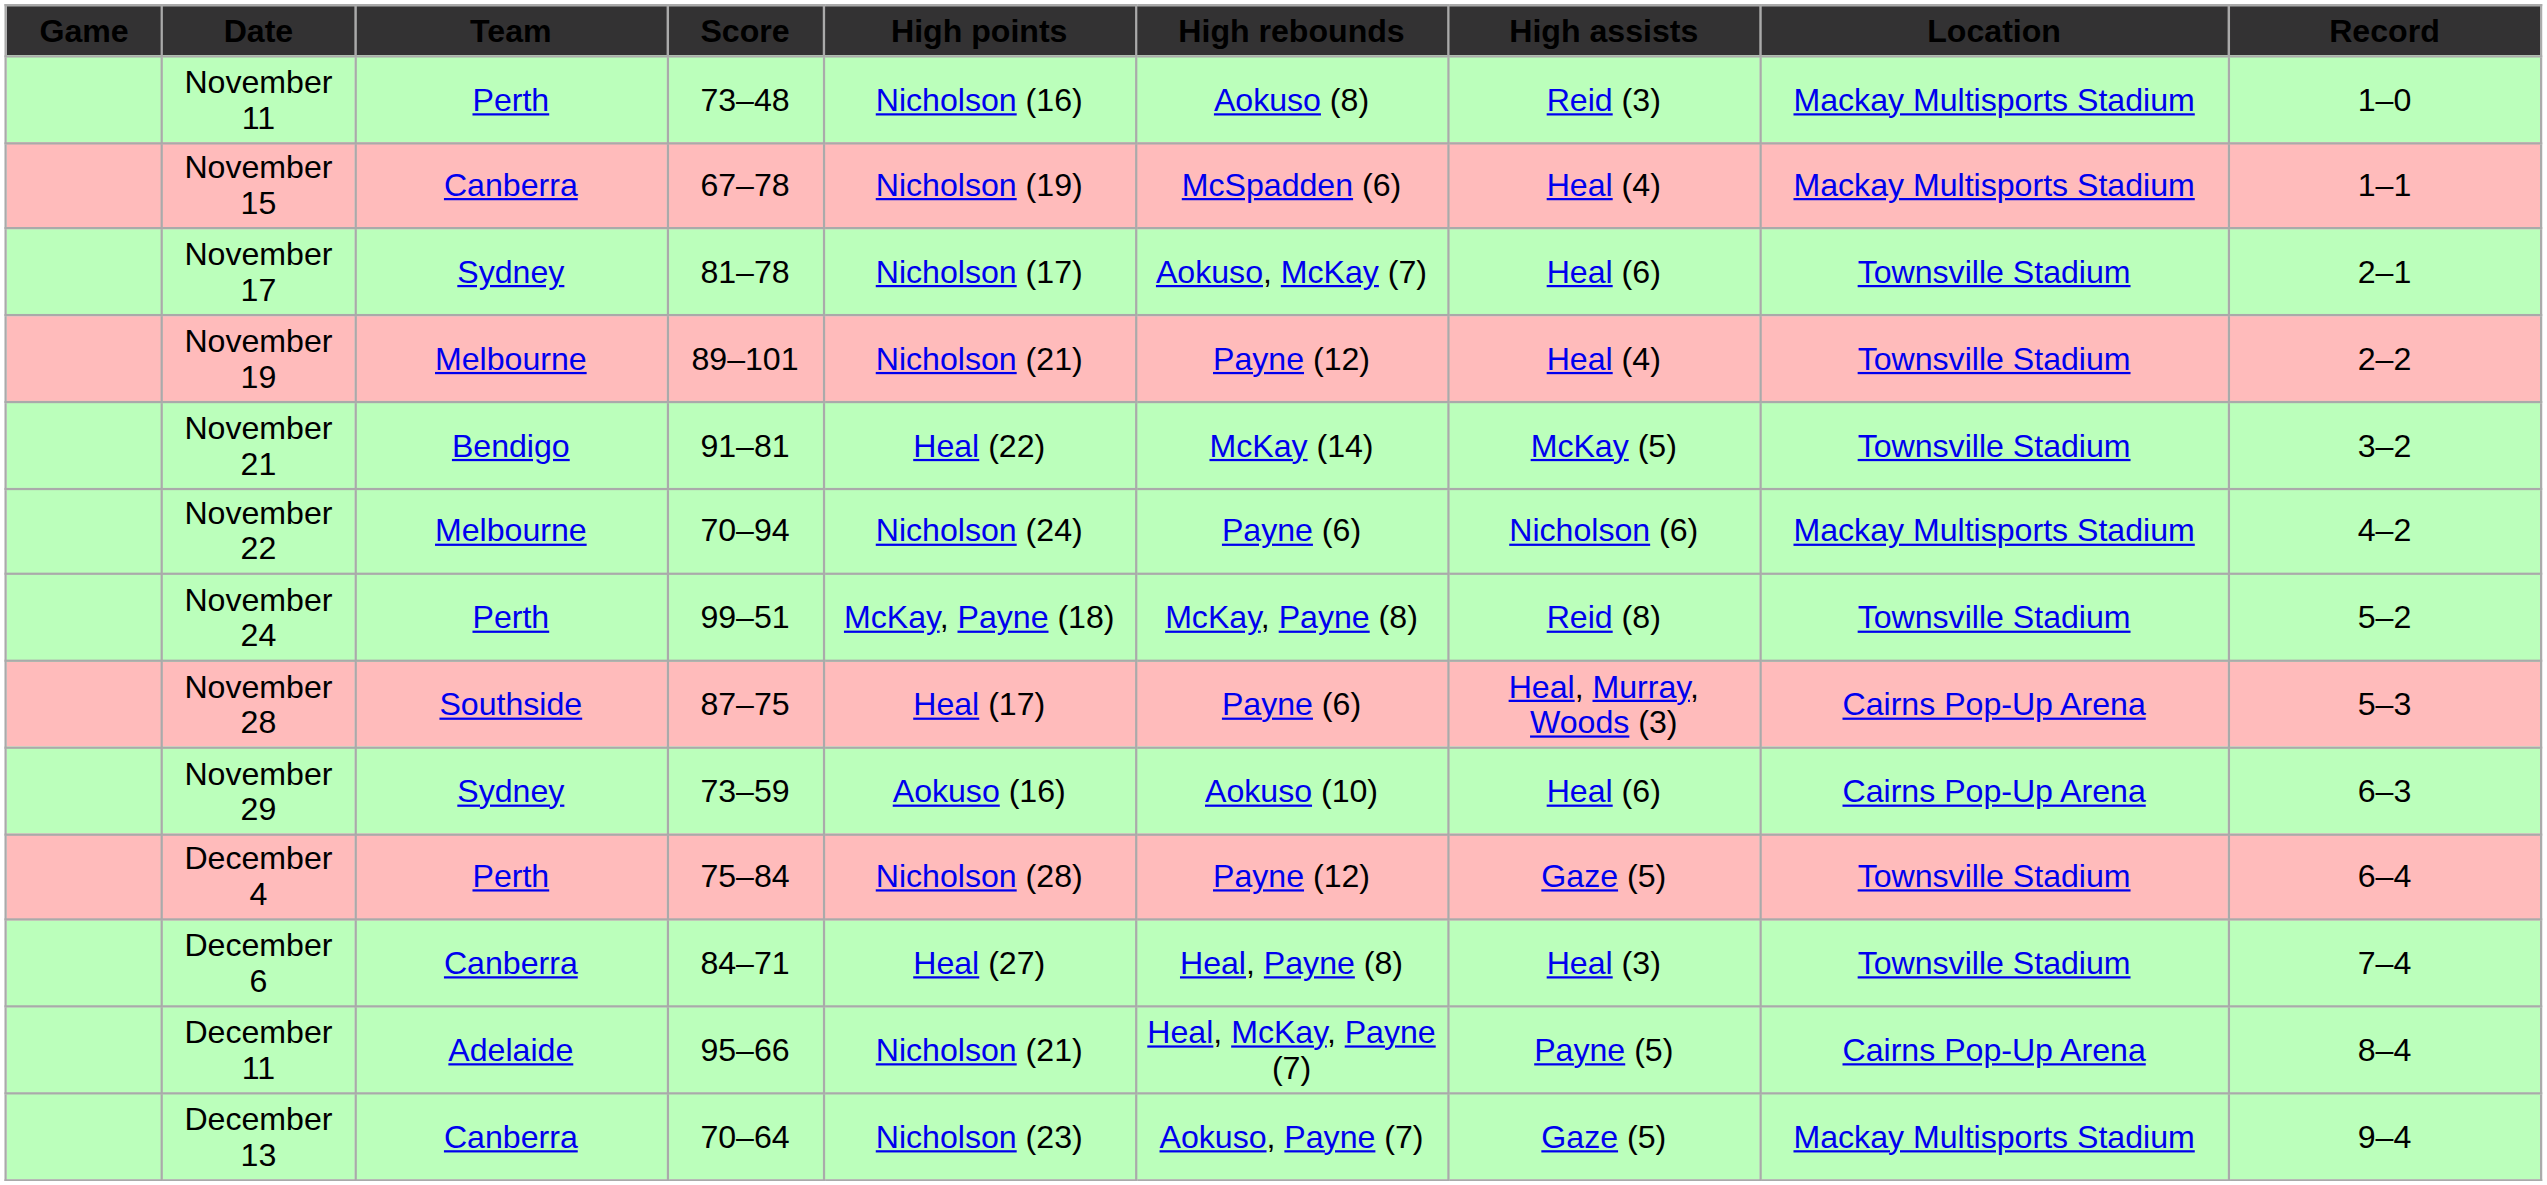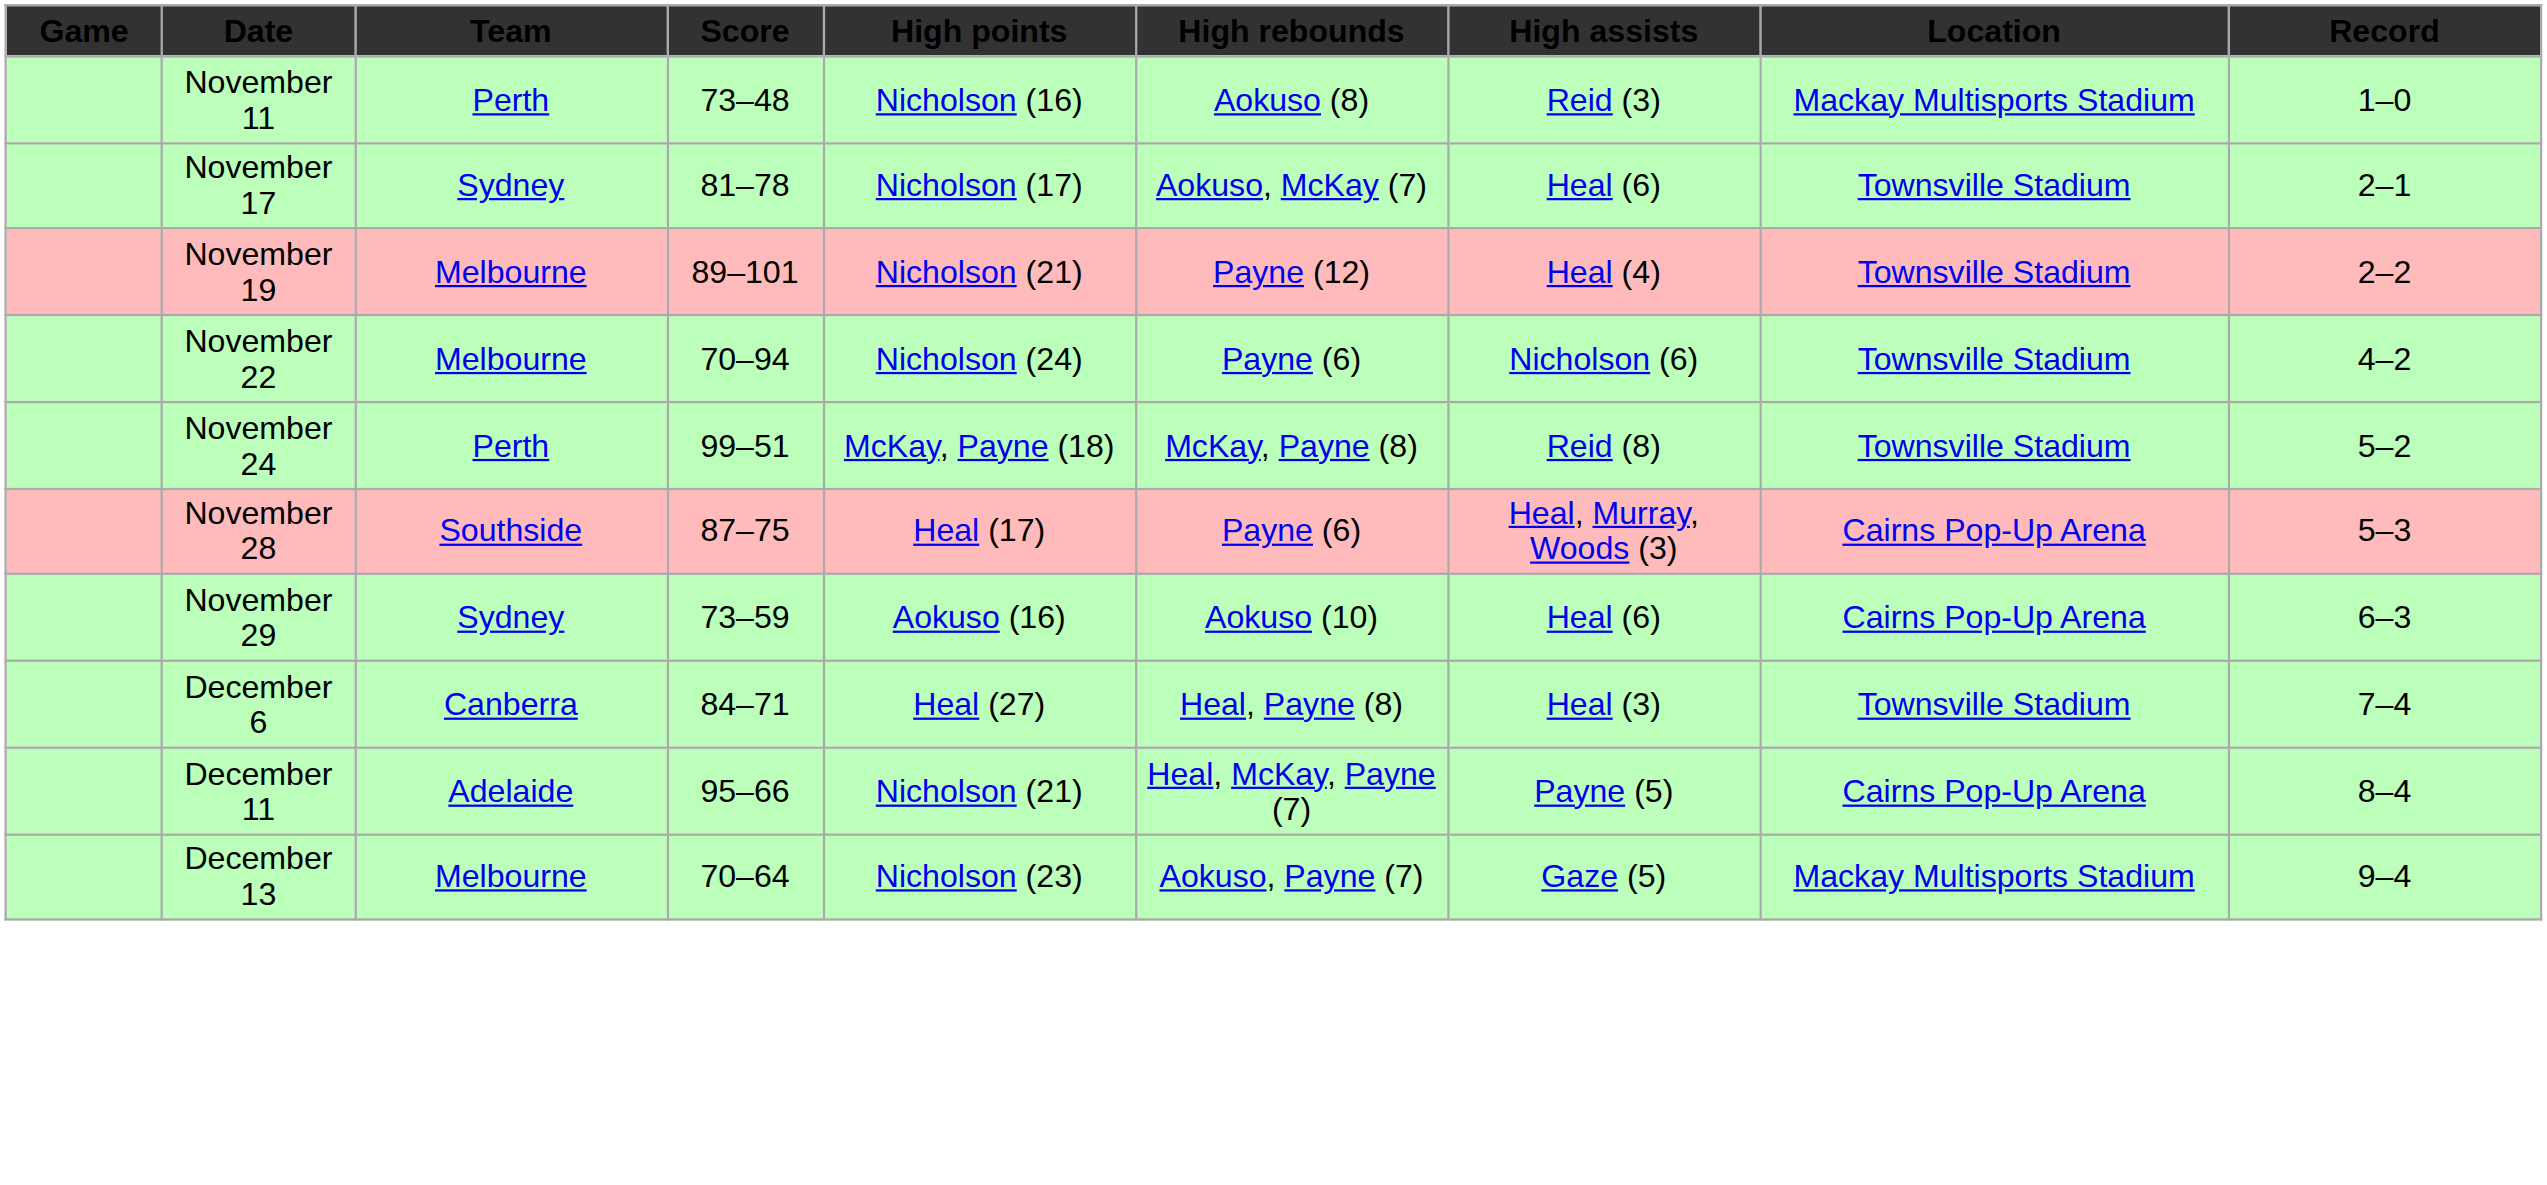- row: (258, 186)
- row: (258, 445)
(1994, 532) Mackay Multisports Stadium -> (1994, 359) Townsville Stadium
- row: (258, 877)
(511, 1136) Canberra -> (511, 877) Melbourne
